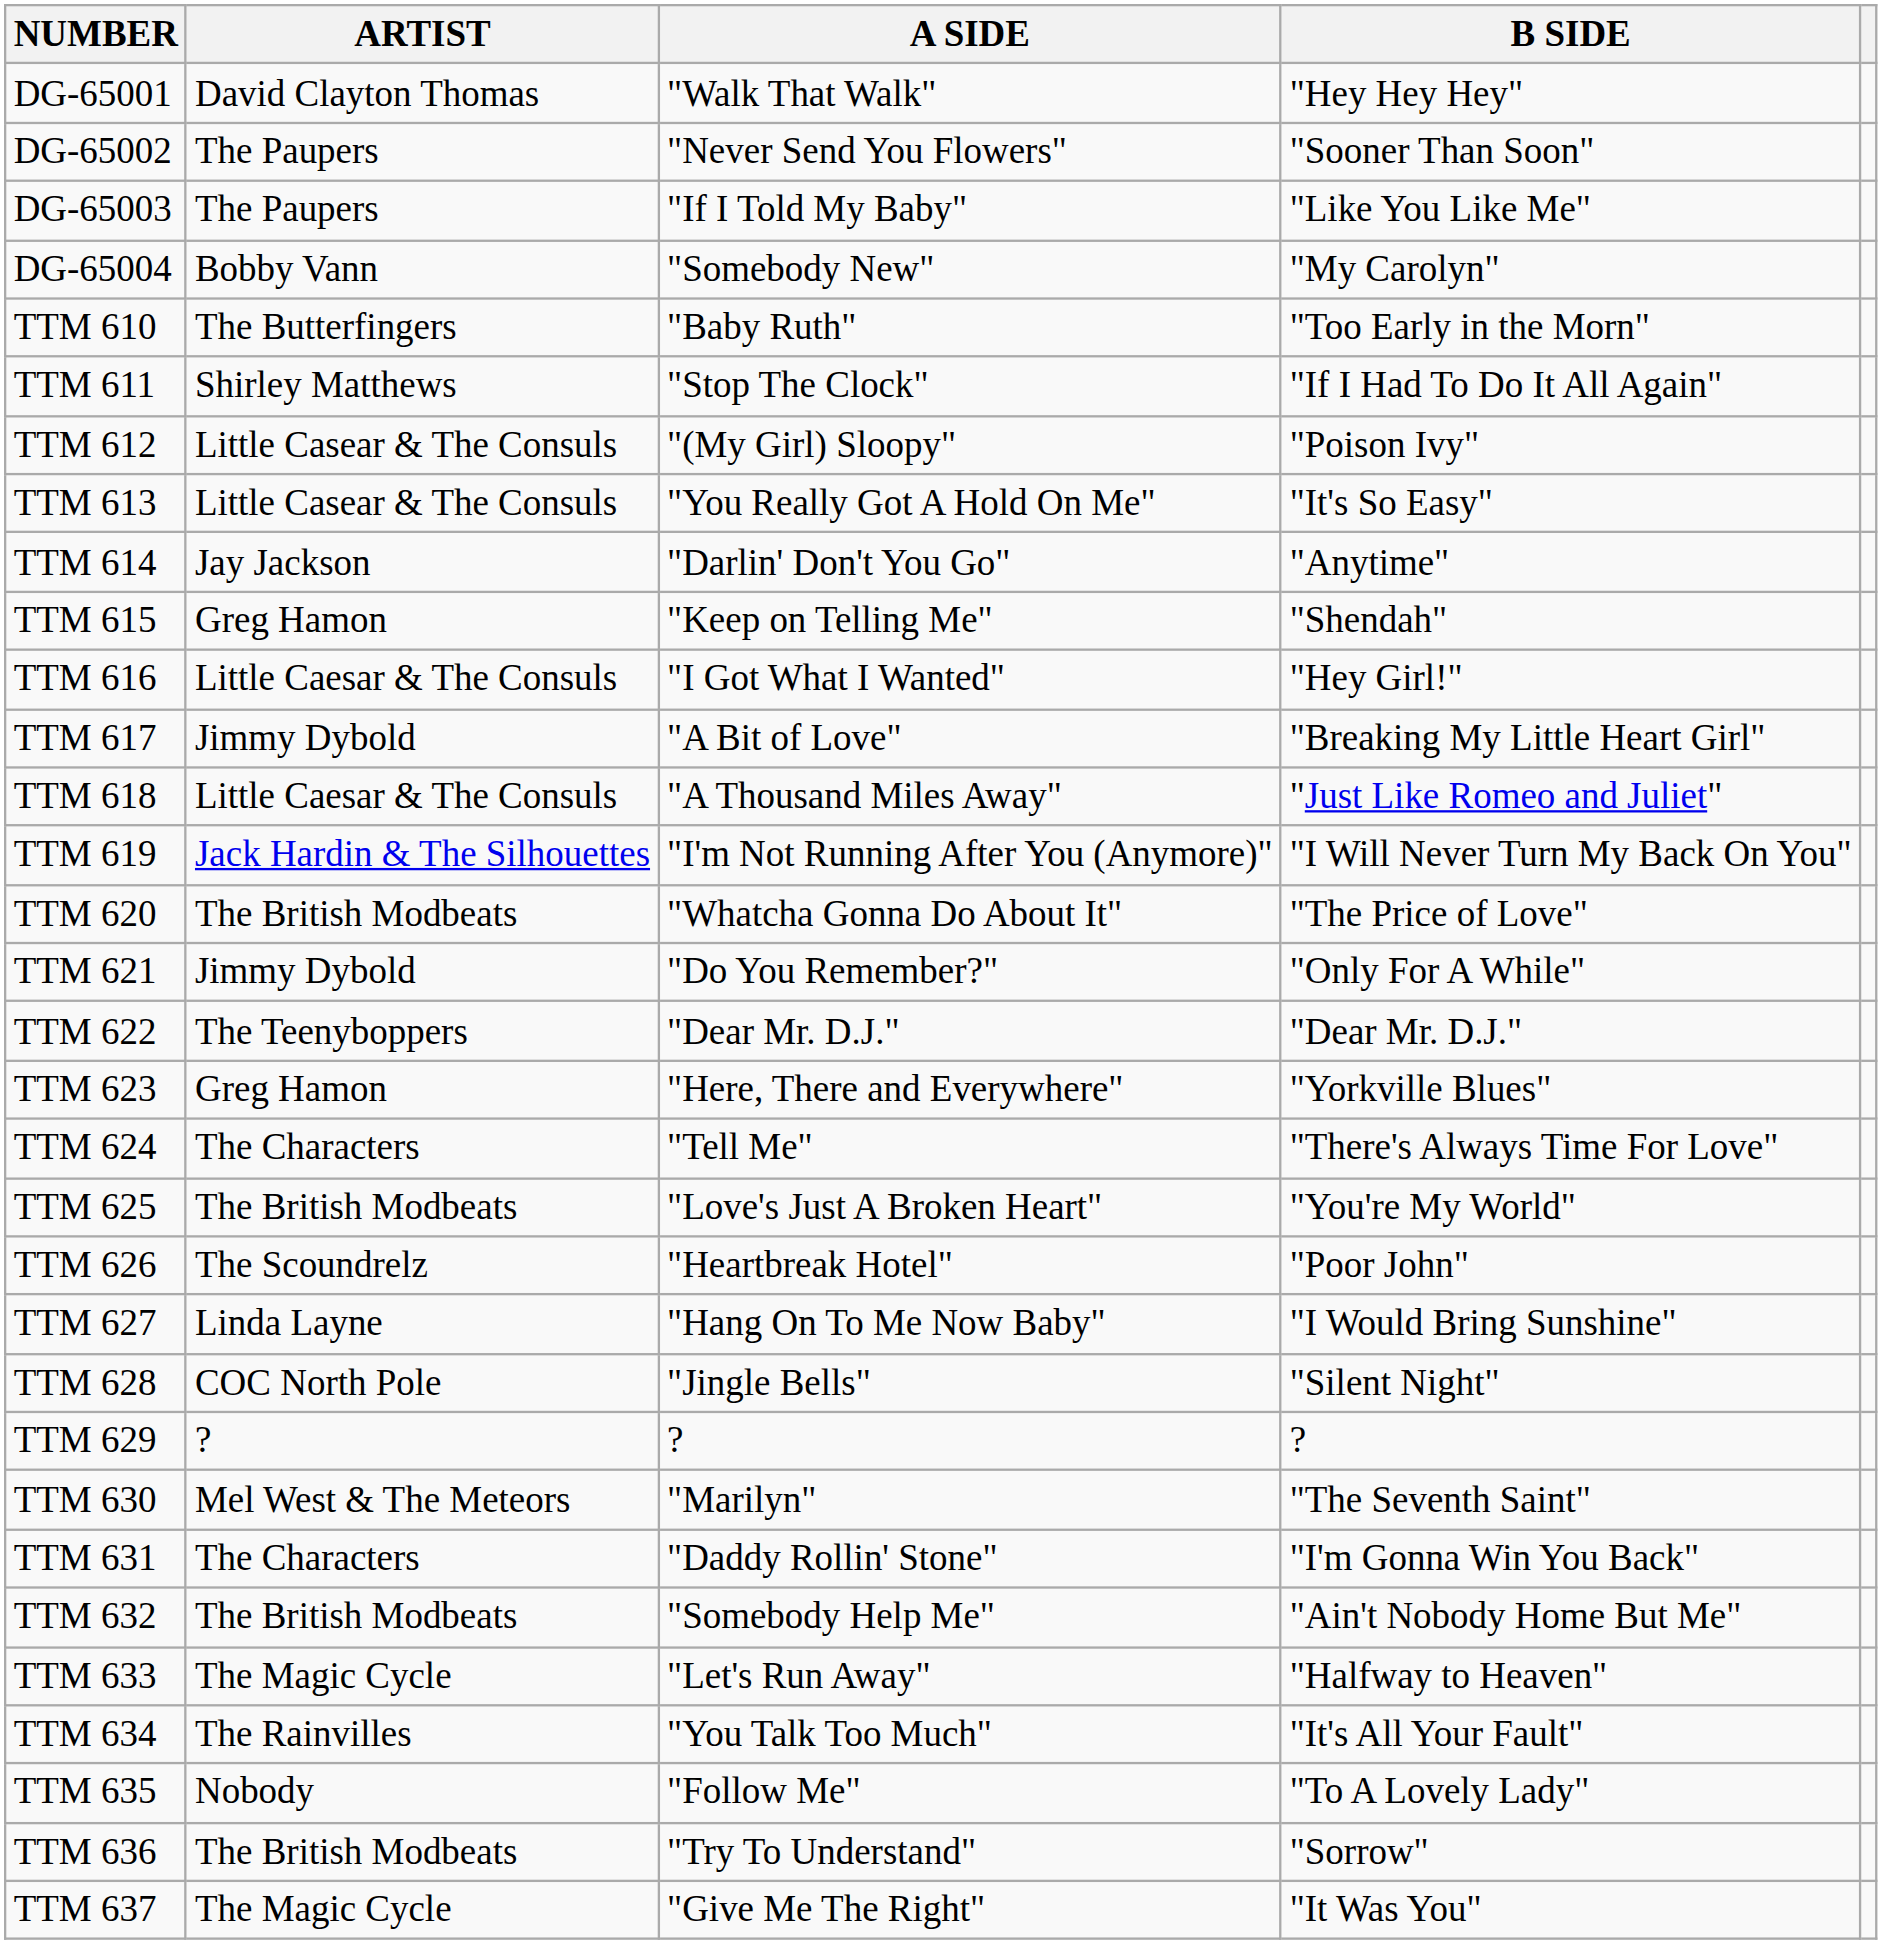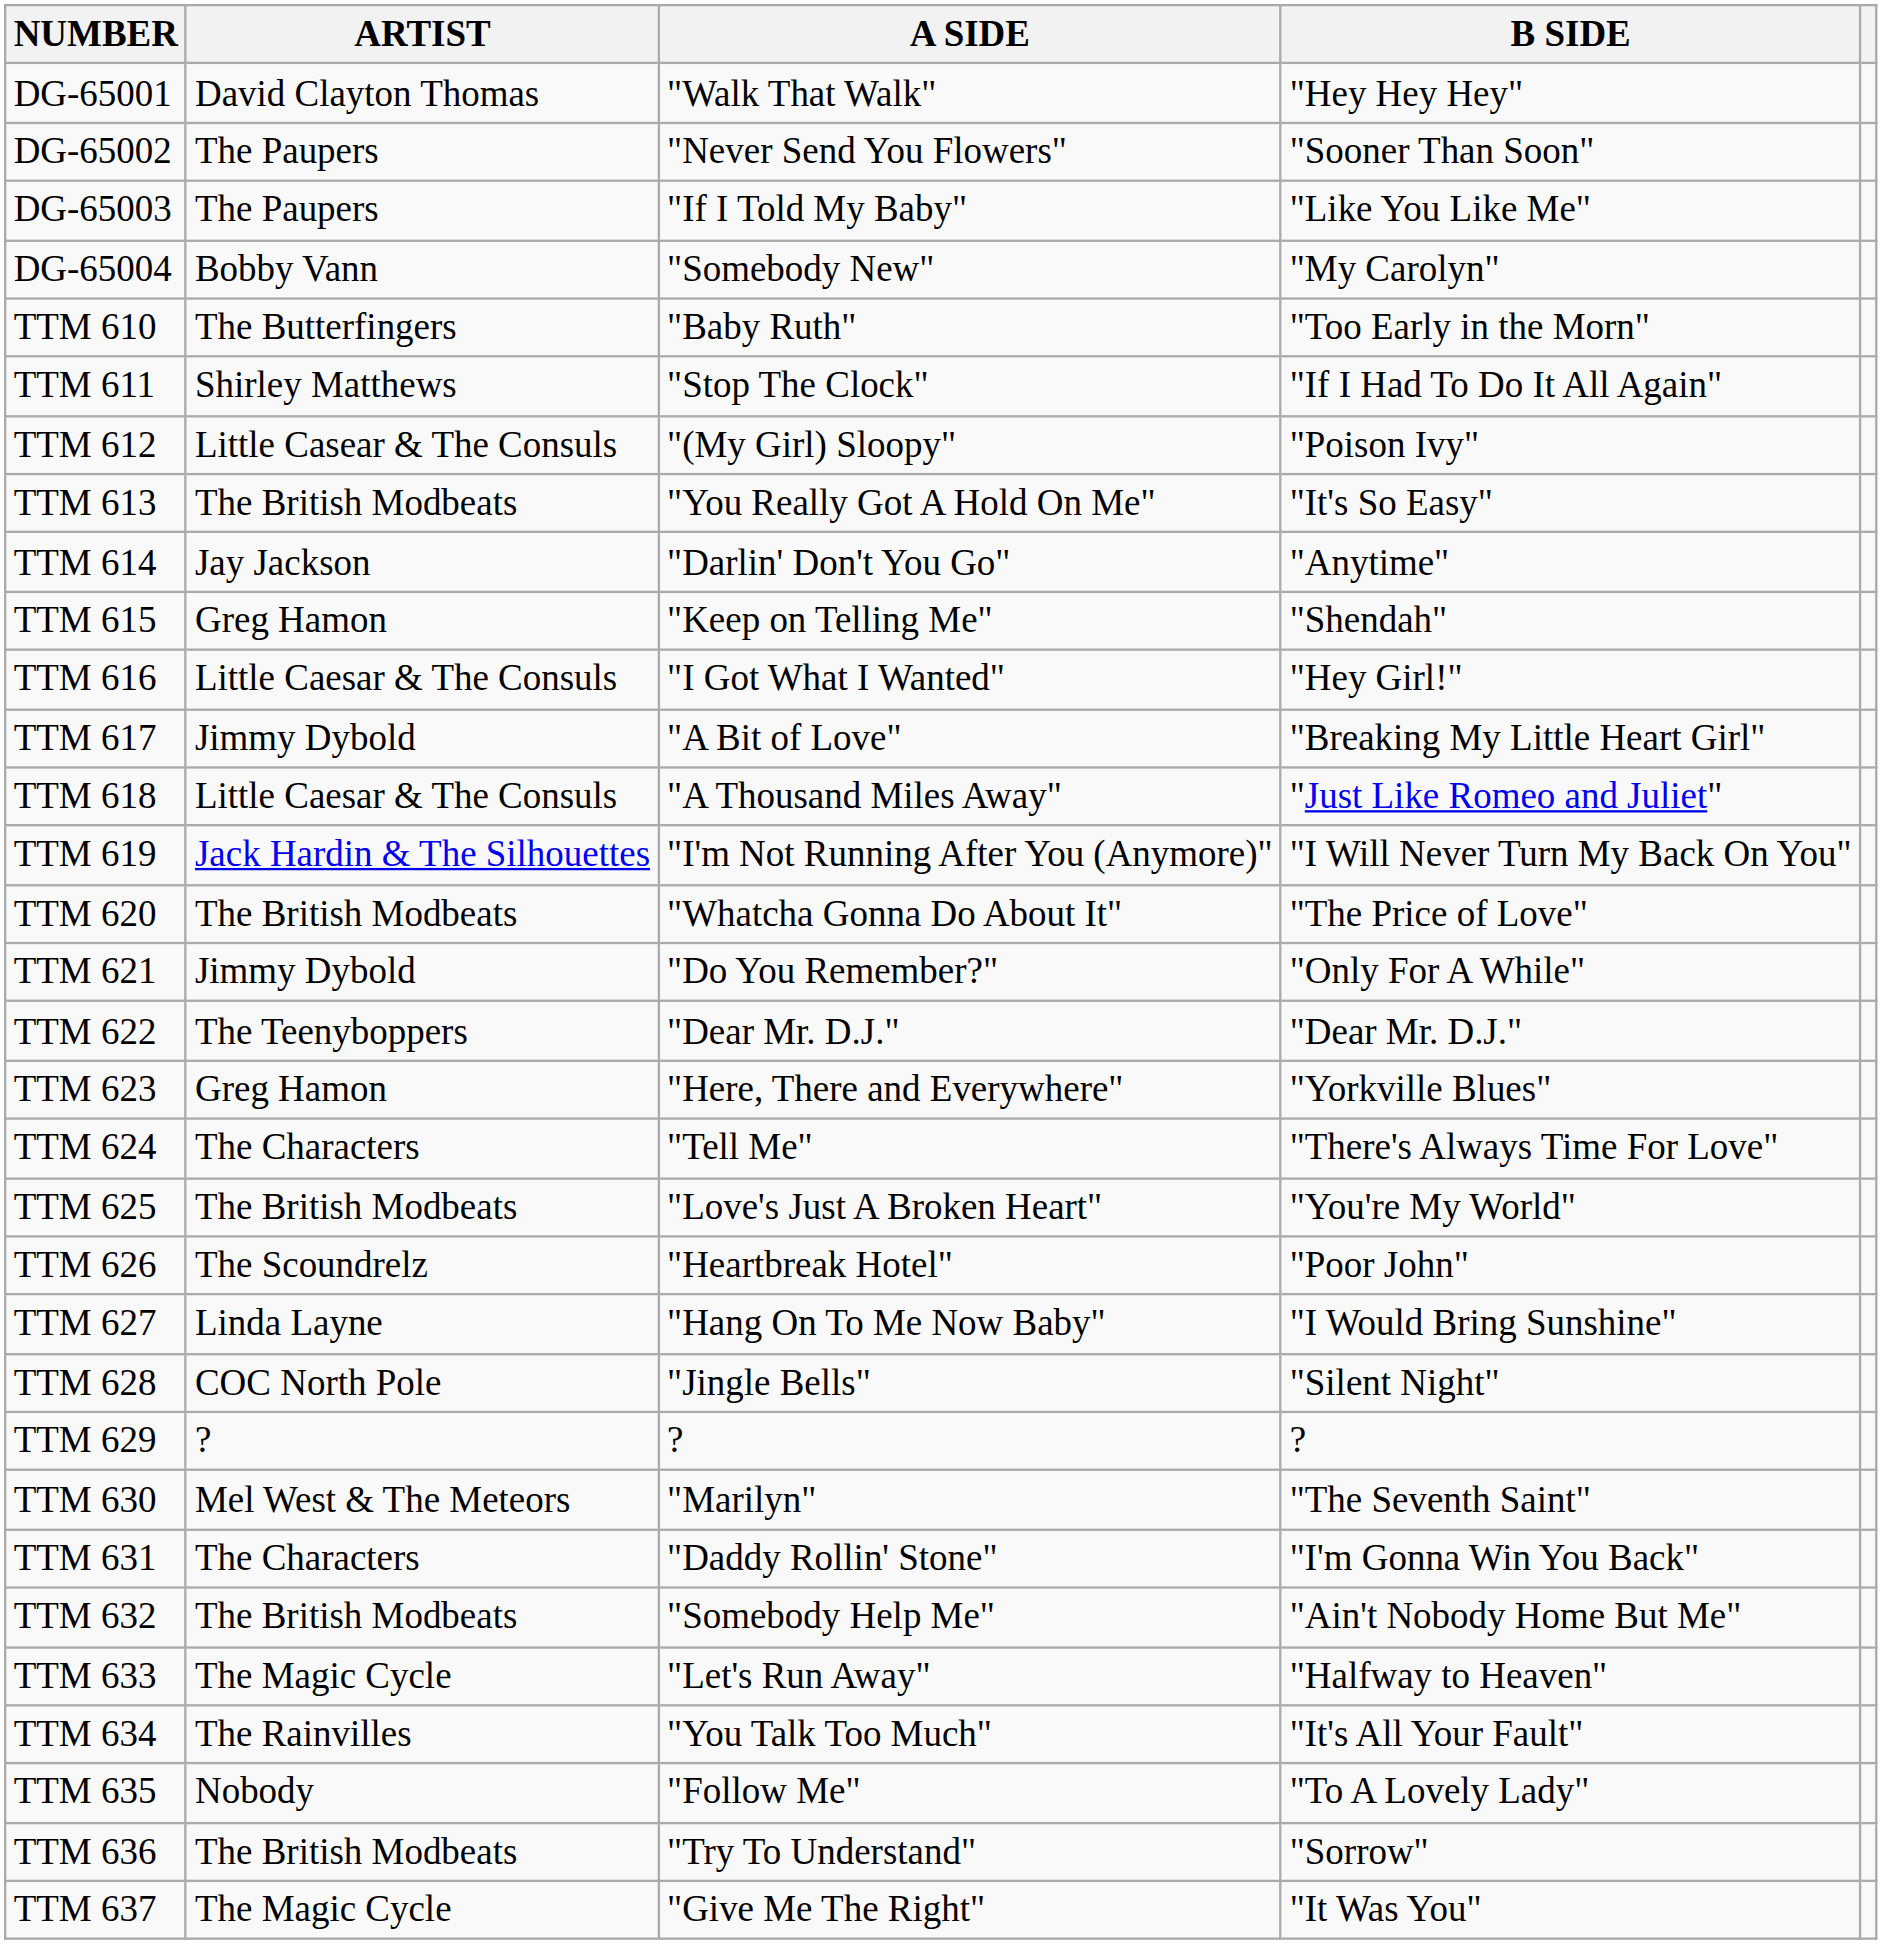(406, 502) Little Casear & The Consuls -> (356, 502) The British Modbeats
